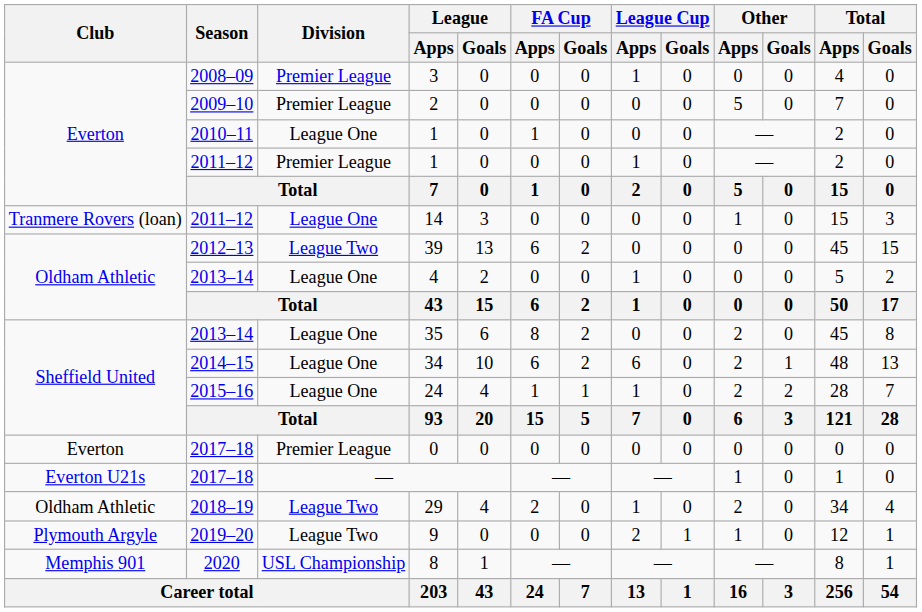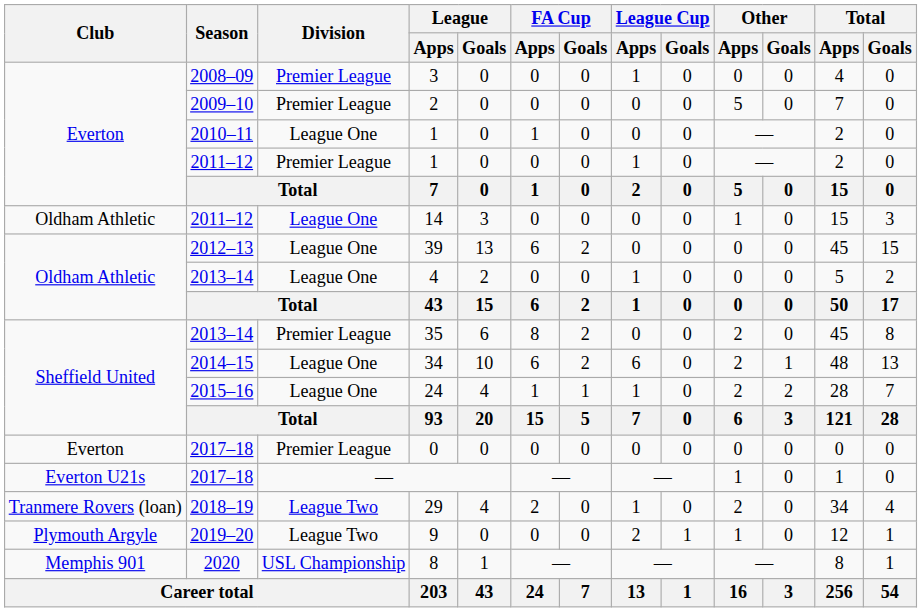(95, 219) Tranmere Rovers (loan) -> (95, 219) Oldham Athletic
(333, 248) League Two -> (333, 248) League One
(333, 334) League One -> (333, 334) Premier League
(95, 506) Oldham Athletic -> (95, 506) Tranmere Rovers (loan)
